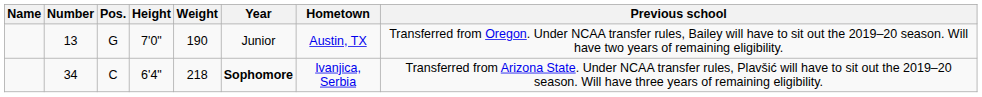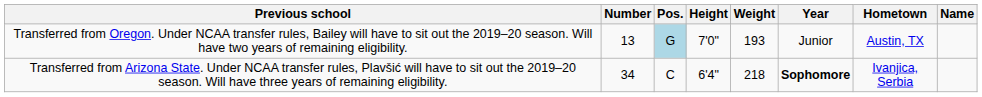columns swapped: (24, 14) <-> (679, 14)
(113, 41) no background -> (670, 41) lightblue background
(197, 41) 190 -> (754, 41) 193
